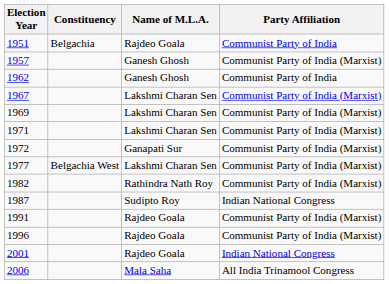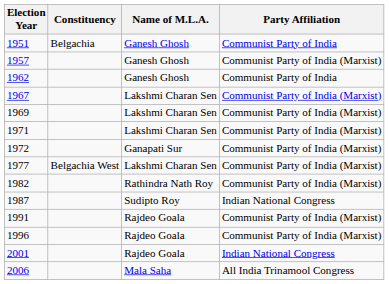(154, 43) Rajdeo Goala -> (157, 43) Ganesh Ghosh
